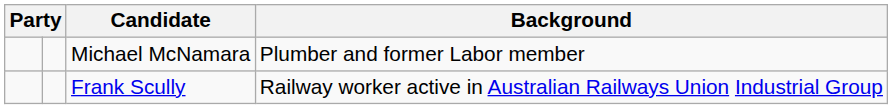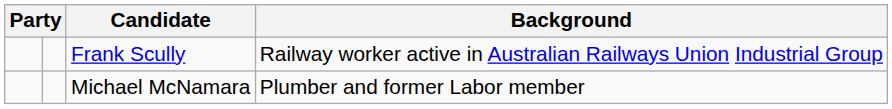rows swapped: (161, 53) <-> (128, 86)
